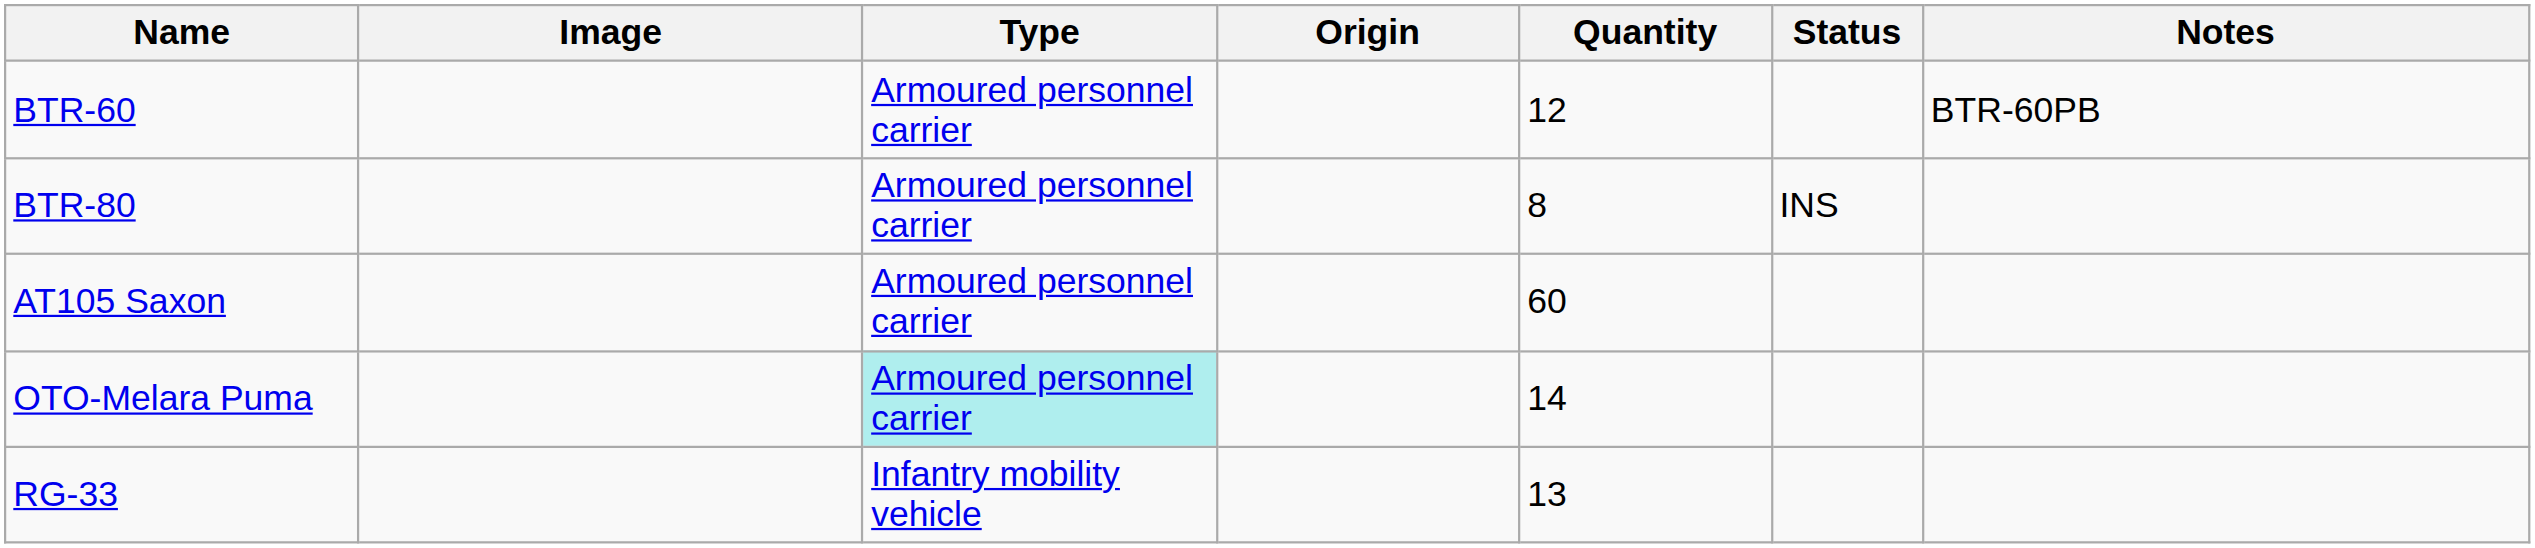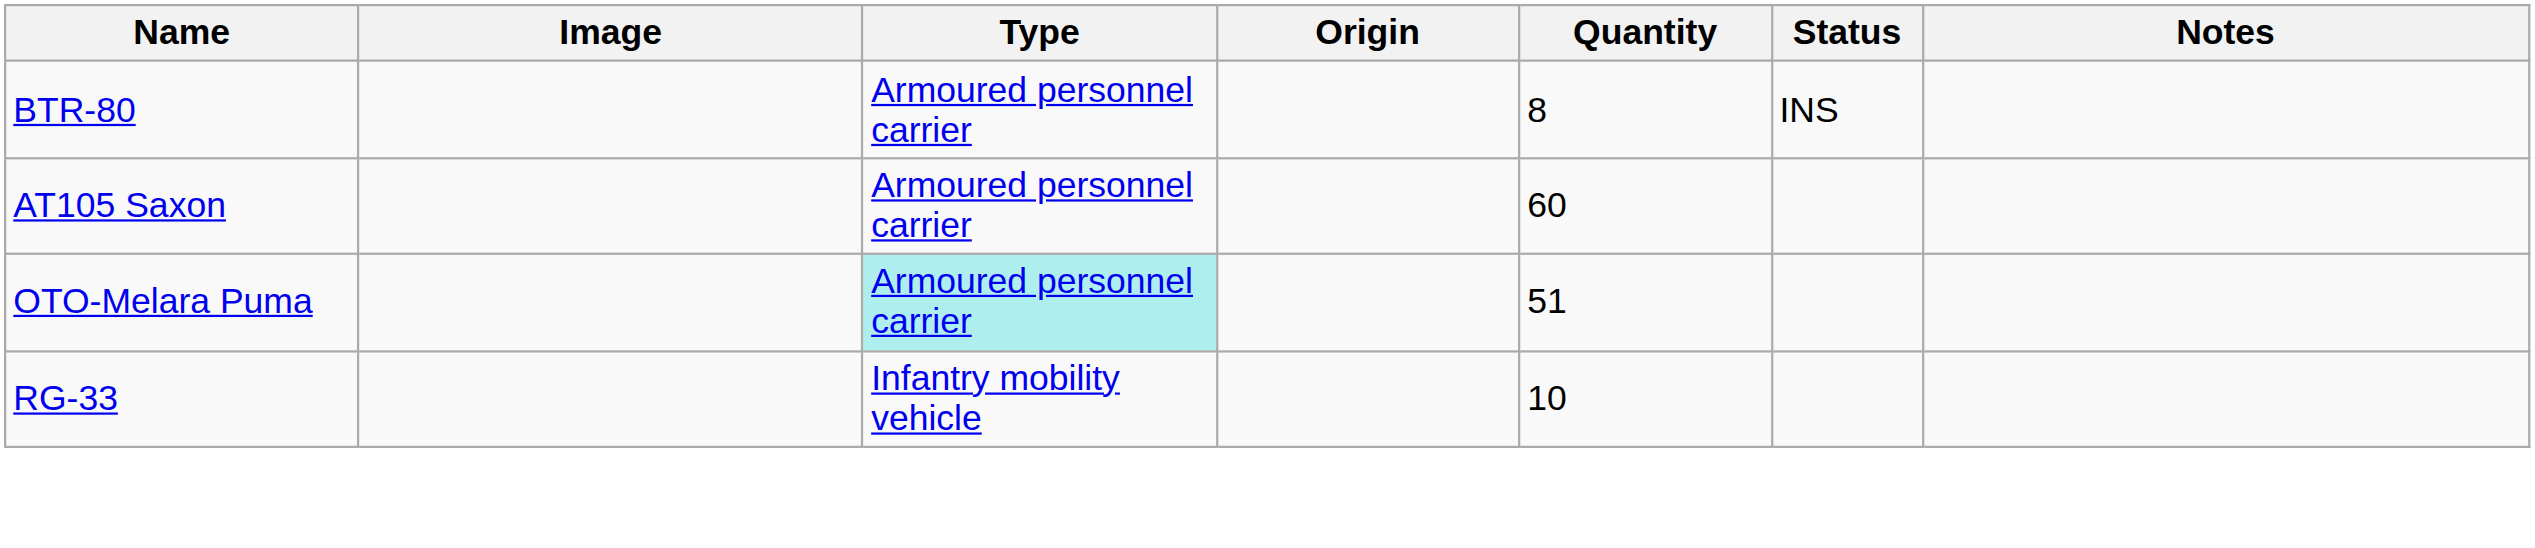- row: (74, 108)
(1547, 397) 14 -> (1547, 301) 51
(1547, 494) 13 -> (1547, 397) 10
